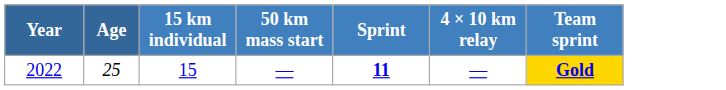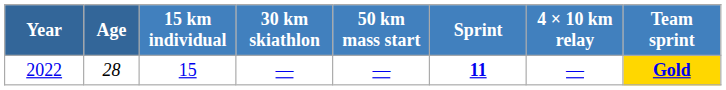+ column: (285, 30)
(111, 70) 25 -> (111, 70) 28
